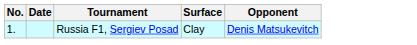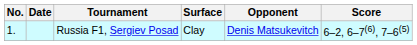+ column: (366, 12)
